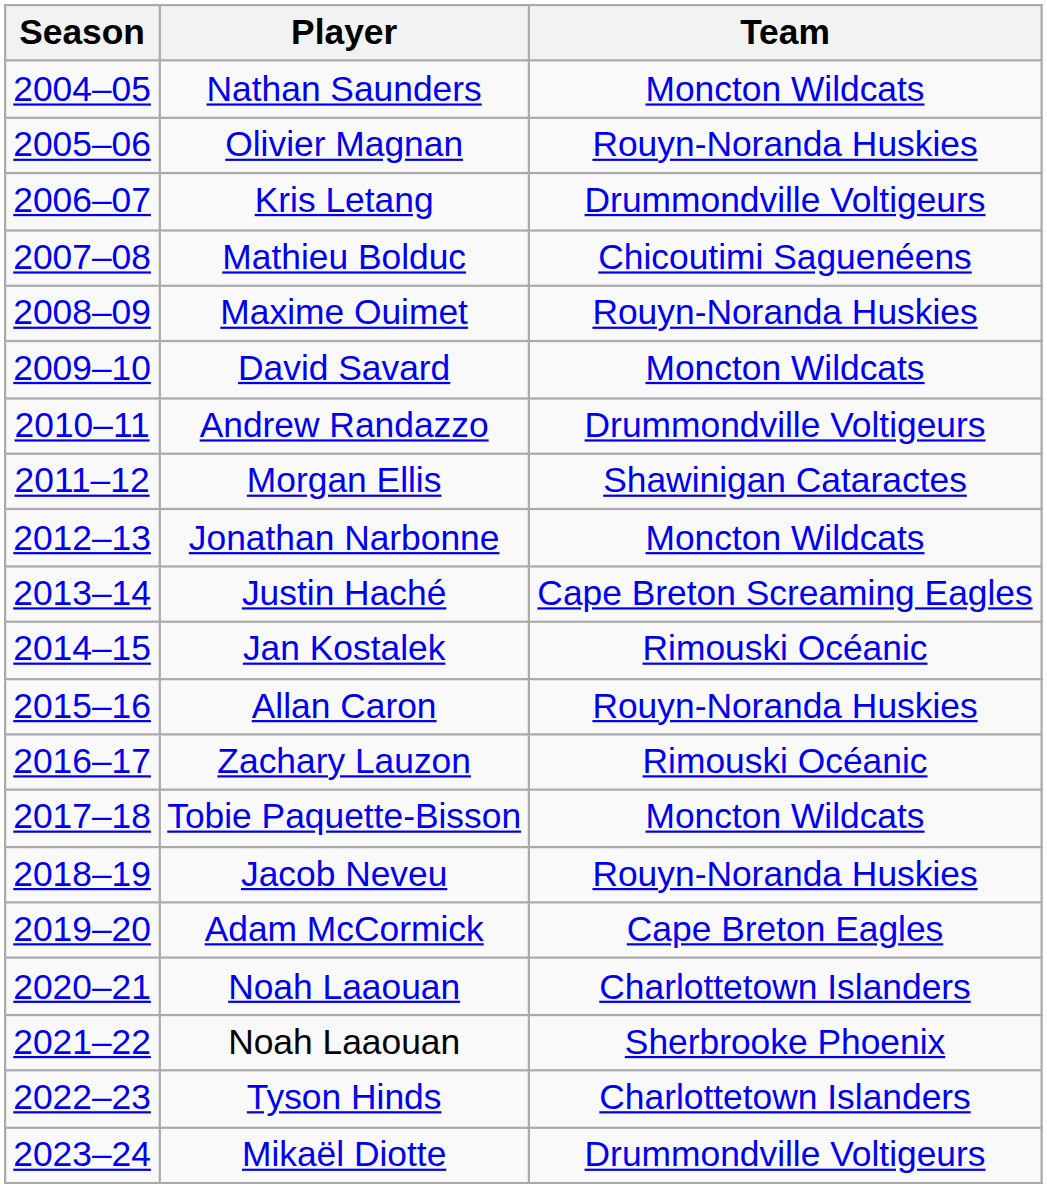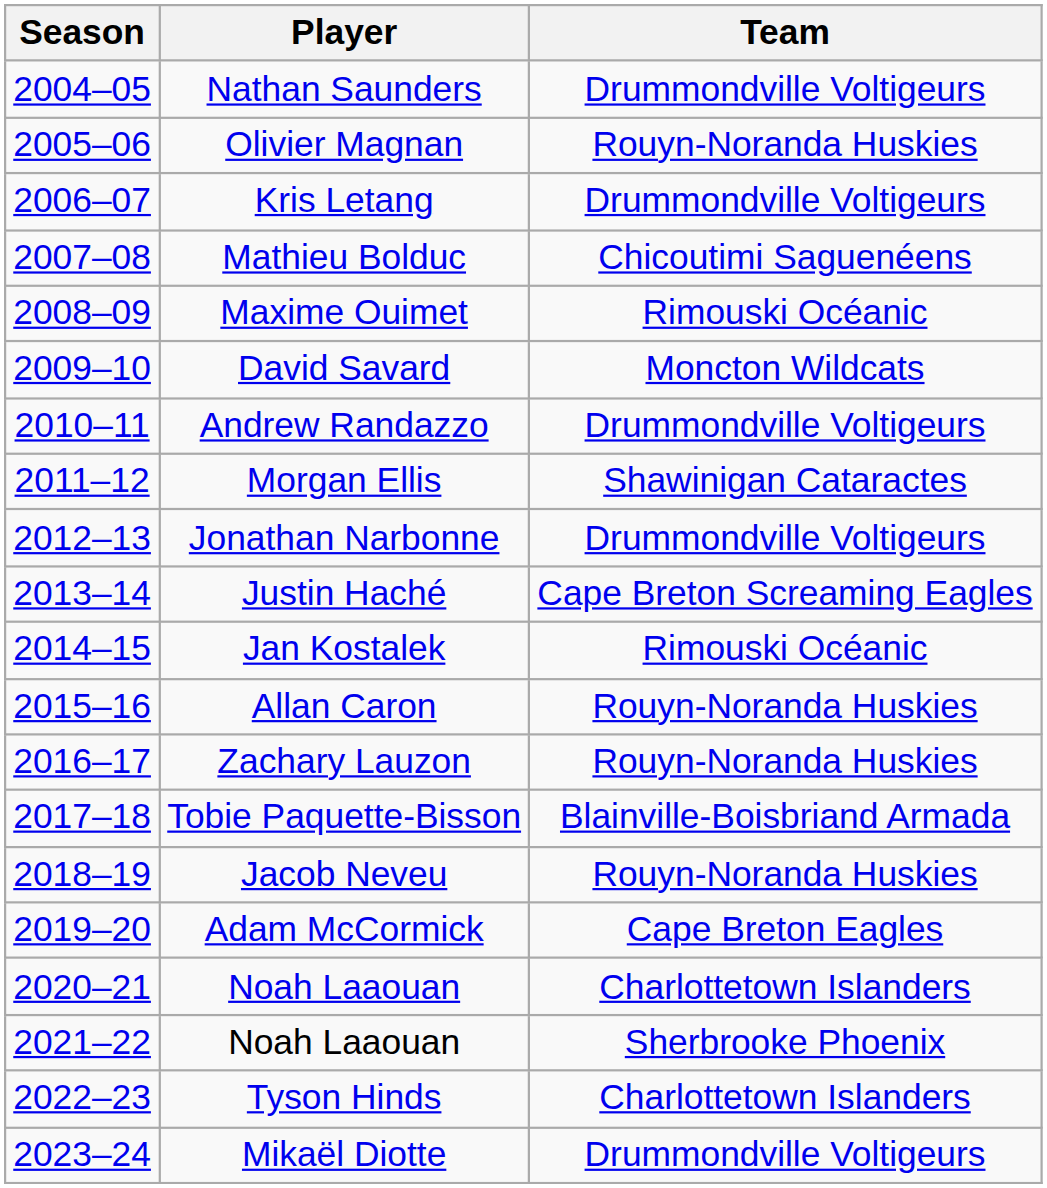(785, 88) Moncton Wildcats -> (785, 88) Drummondville Voltigeurs
(785, 312) Rouyn-Noranda Huskies -> (785, 312) Rimouski Océanic
(785, 537) Moncton Wildcats -> (785, 537) Drummondville Voltigeurs
(785, 761) Rimouski Océanic -> (785, 761) Rouyn-Noranda Huskies
(785, 817) Moncton Wildcats -> (785, 817) Blainville-Boisbriand Armada
